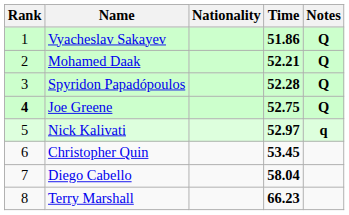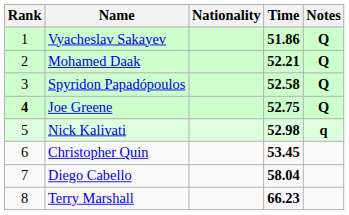(284, 84) 52.28 -> (284, 84) 52.58
(284, 130) 52.97 -> (284, 130) 52.98
